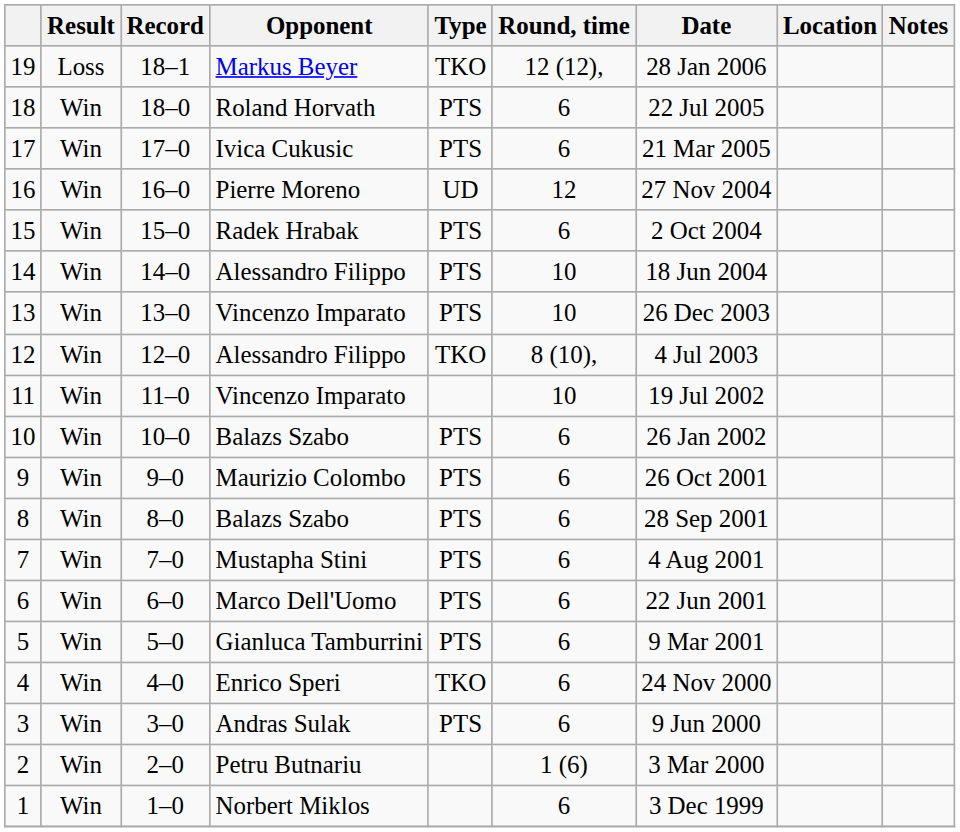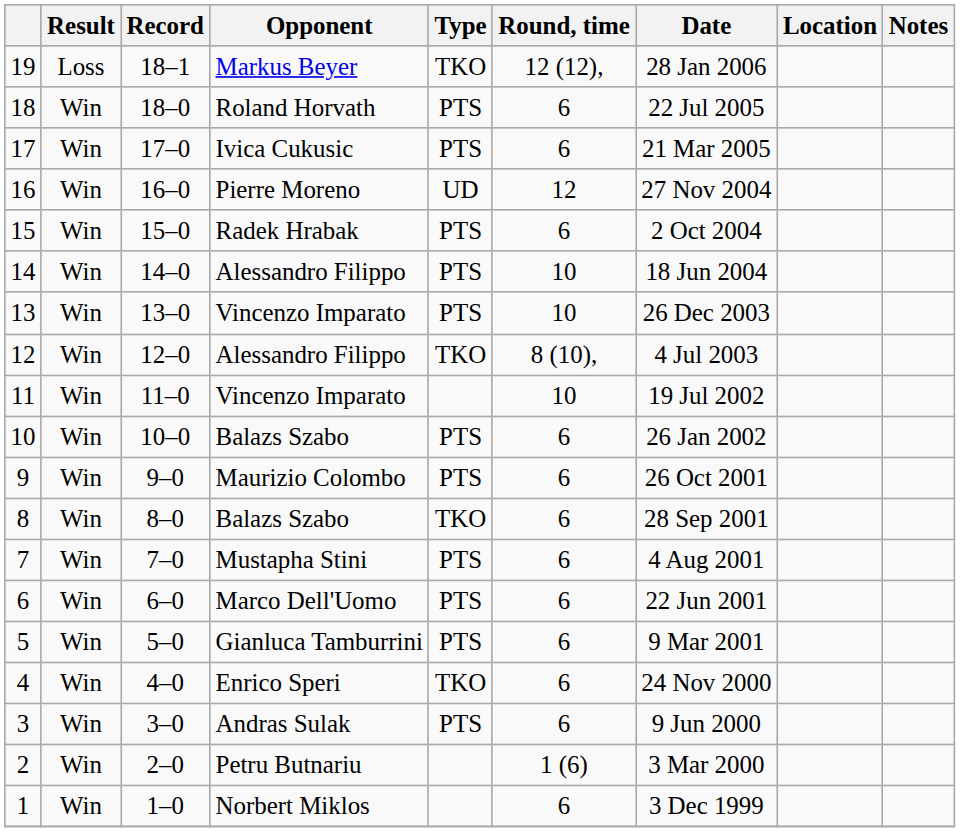(461, 518) PTS -> (461, 518) TKO
